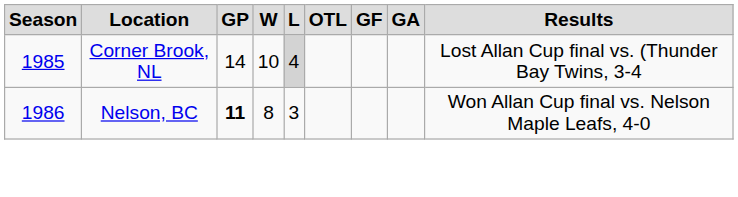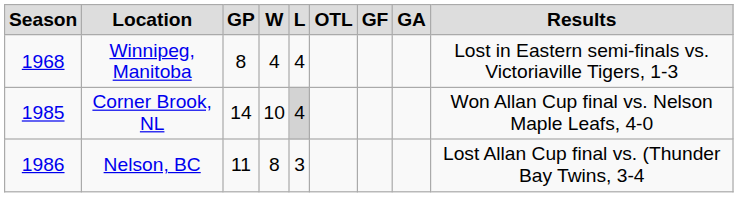+ row: (152, 60)
(579, 60) Lost Allan Cup final vs. (Thunder Bay Twins, 3-4 -> (582, 113) Won Allan Cup final vs. Nelson Maple Leafs, 4-0
(235, 113) bold -> (241, 165) normal
(579, 113) Won Allan Cup final vs. Nelson Maple Leafs, 4-0 -> (582, 165) Lost Allan Cup final vs. (Thunder Bay Twins, 3-4
